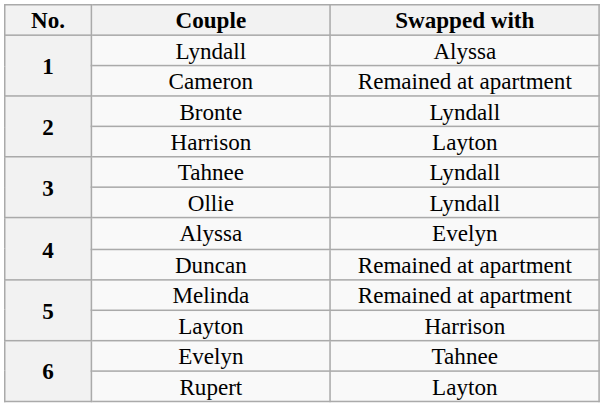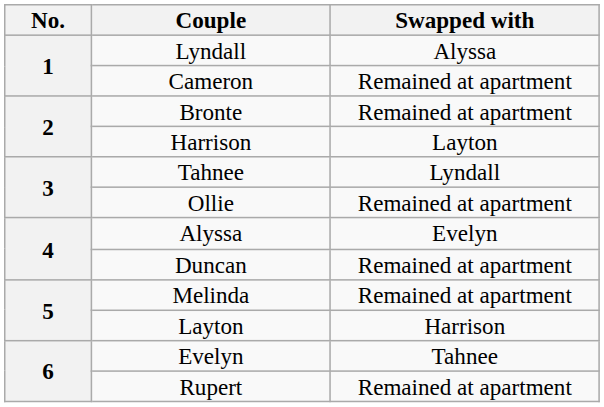(465, 112) Lyndall -> (465, 112) Remained at apartment
(465, 203) Lyndall -> (465, 203) Remained at apartment
(465, 386) Layton -> (465, 386) Remained at apartment
